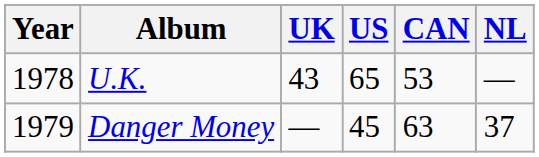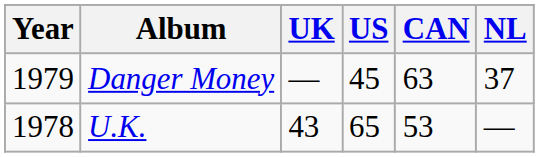rows swapped: (117, 77) <-> (181, 126)
